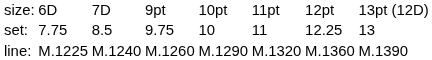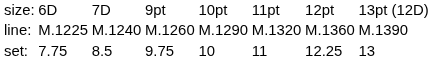rows swapped: (16, 30) <-> (18, 51)
